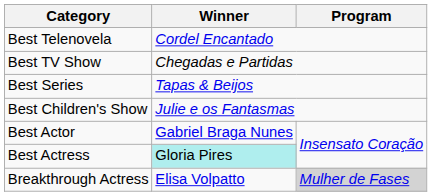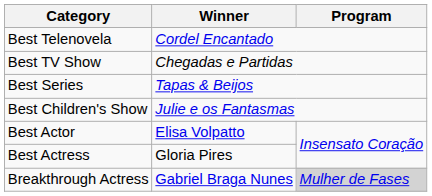(224, 132) Gabriel Braga Nunes -> (200, 132) Elisa Volpatto
(194, 156) paleturquoise background -> (194, 156) no background
(200, 179) Elisa Volpatto -> (224, 179) Gabriel Braga Nunes
